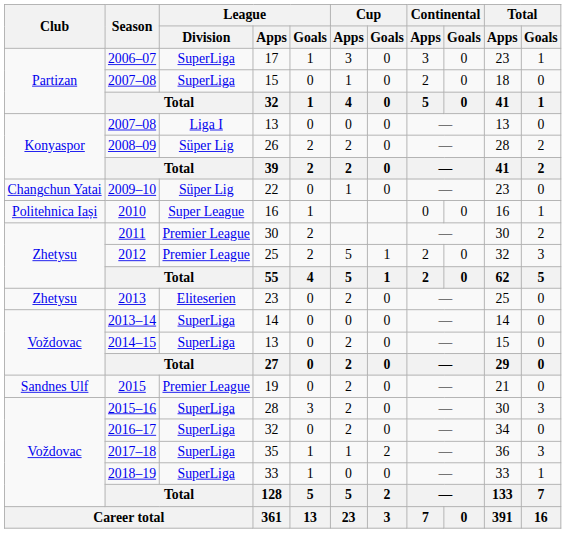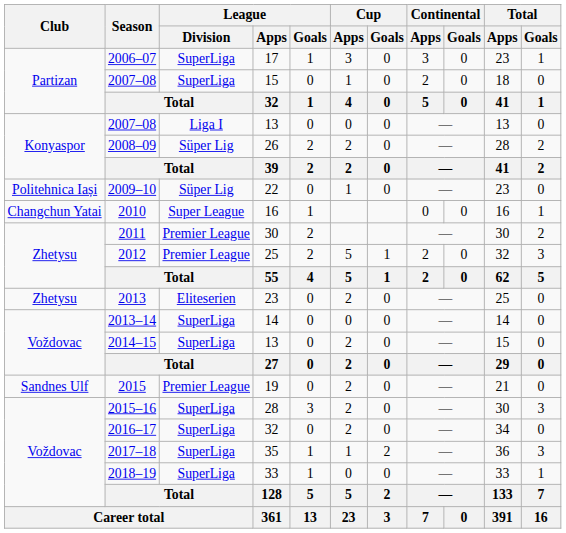(55, 189) Changchun Yatai -> (55, 189) Politehnica Iași
(55, 211) Politehnica Iași -> (55, 211) Changchun Yatai
